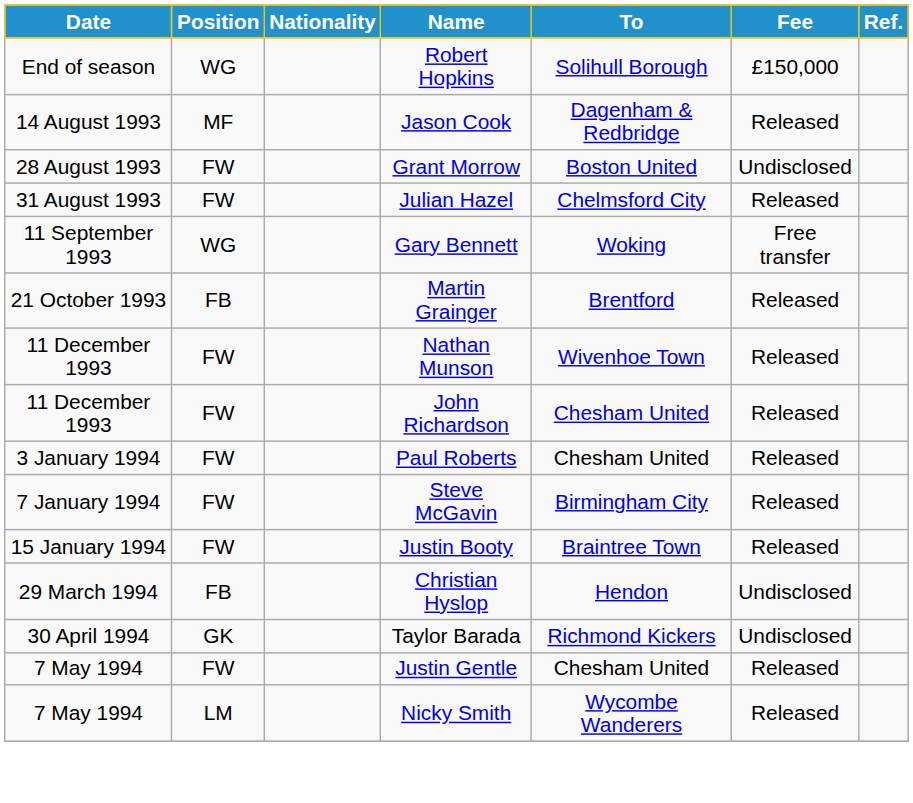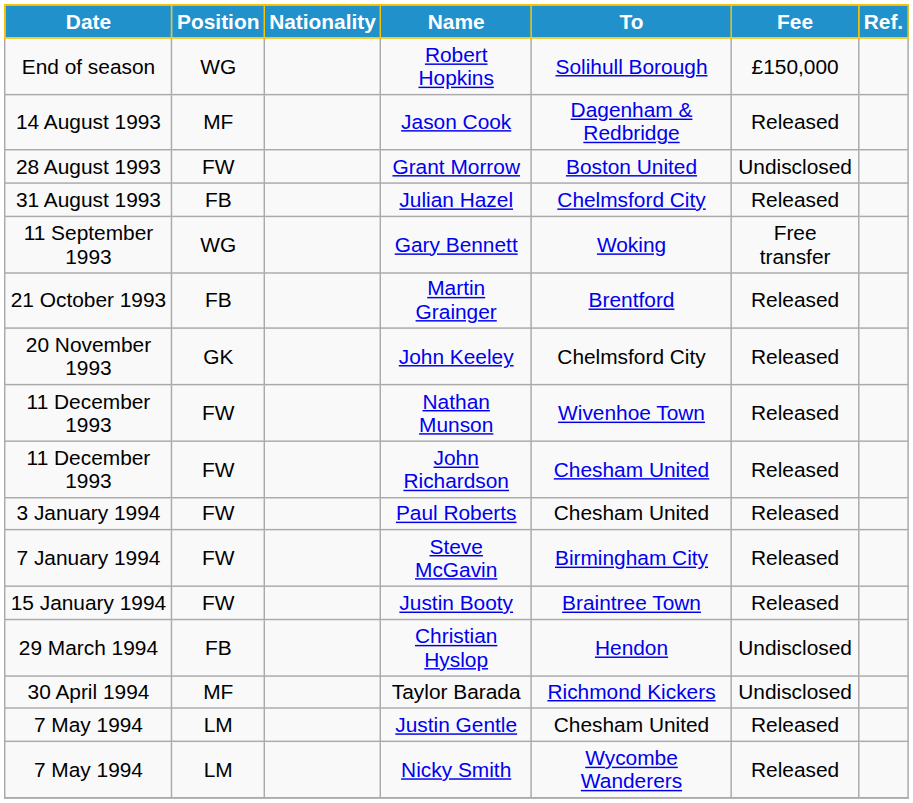(218, 200) FW -> (218, 200) FB
+ row: (456, 357)
(218, 636) GK -> (218, 692) MF
(218, 669) FW -> (218, 725) LM
